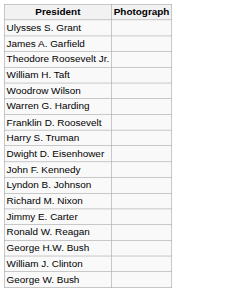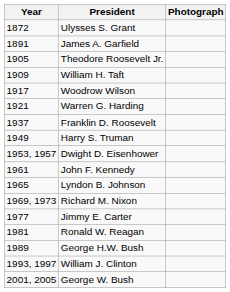+ column: (31, 12)
